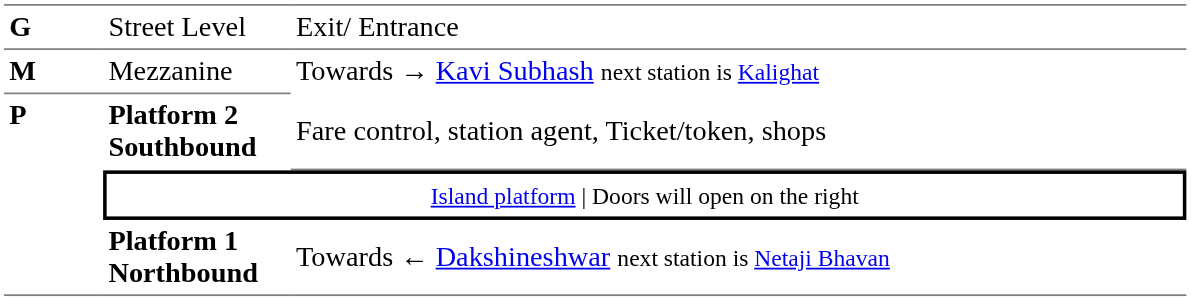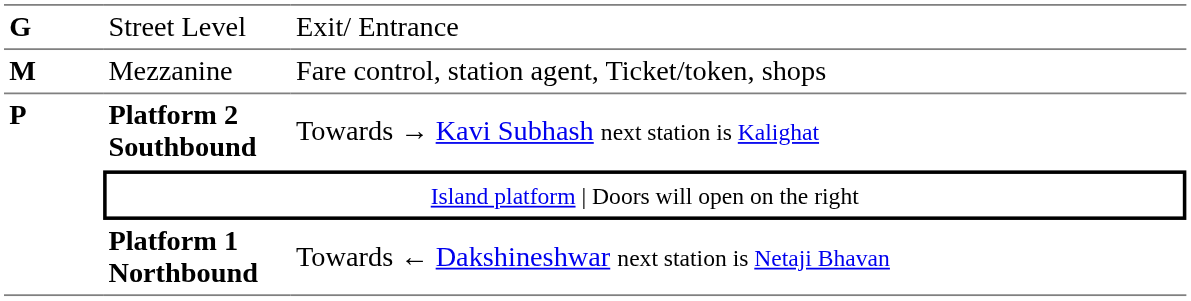(558, 70) Towards → Kavi Subhash next station is Kalighat -> (561, 70) Fare control, station agent, Ticket/token, shops
(561, 131) Fare control, station agent, Ticket/token, shops -> (558, 131) Towards → Kavi Subhash next station is Kalighat
